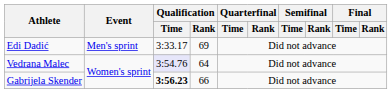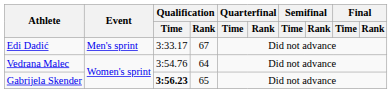(204, 46) 69 -> (204, 46) 67
(172, 63) lavender background -> (172, 63) no background
(204, 80) 66 -> (204, 80) 65
